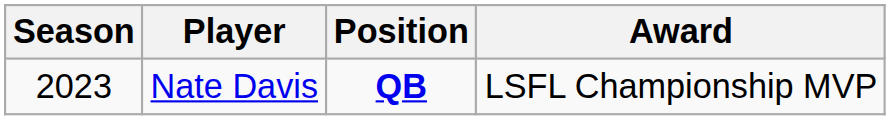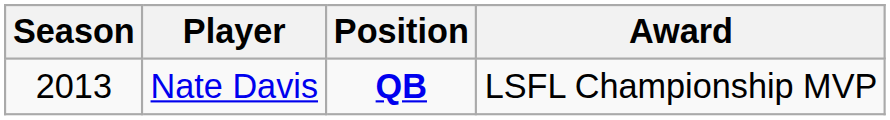(74, 85) 2023 -> (74, 85) 2013
